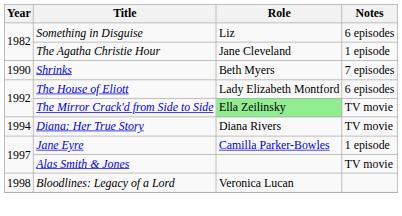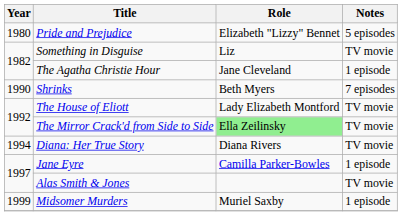+ row: (84, 32)
(370, 32) 6 episodes -> (369, 51) TV movie
(370, 88) 6 episodes -> (369, 107) TV movie
- row: (105, 182)
+ row: (82, 201)
